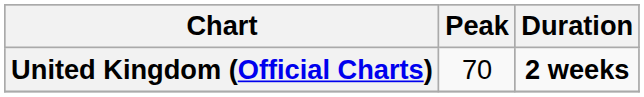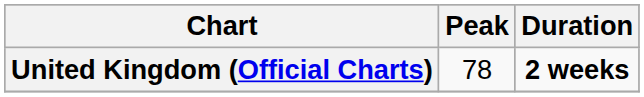(477, 69) 70 -> (477, 69) 78
